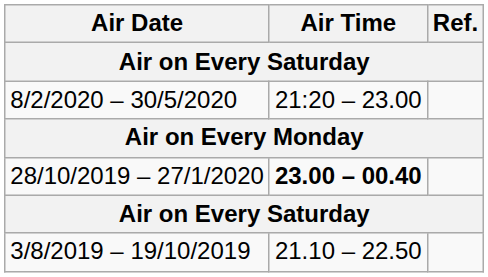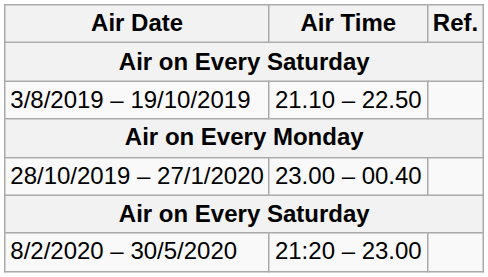rows swapped: (130, 251) <-> (124, 99)
(348, 175) bold -> (348, 175) normal
